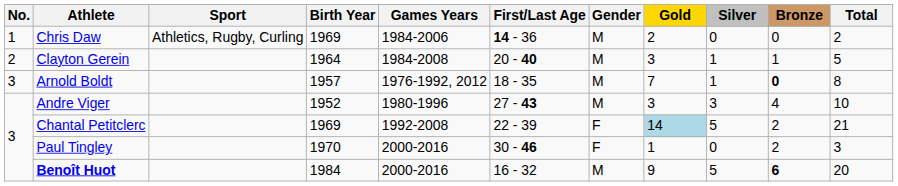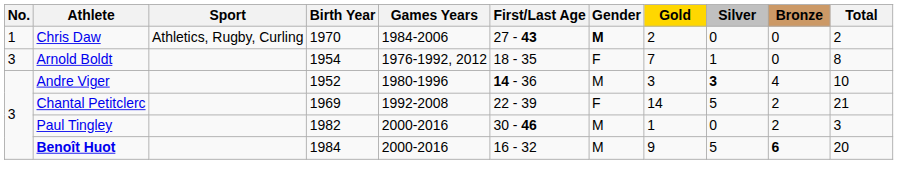(325, 37) 1969 -> (325, 37) 1970
(515, 37) 14 - 36 -> (515, 37) 27 - 43
(598, 37) normal -> (598, 37) bold
- row: (83, 59)
(325, 81) 1957 -> (325, 59) 1954
(598, 81) M -> (596, 59) F
(775, 81) bold -> (775, 59) normal
(515, 103) 27 - 43 -> (515, 81) 14 - 36
(713, 103) normal -> (713, 81) bold
(655, 125) lightblue background -> (655, 103) no background
(325, 147) 1970 -> (325, 125) 1982
(596, 147) F -> (598, 125) M
